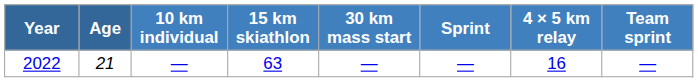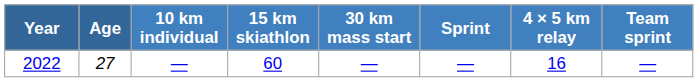(105, 64) 21 -> (105, 64) 27
(273, 64) 63 -> (273, 64) 60
